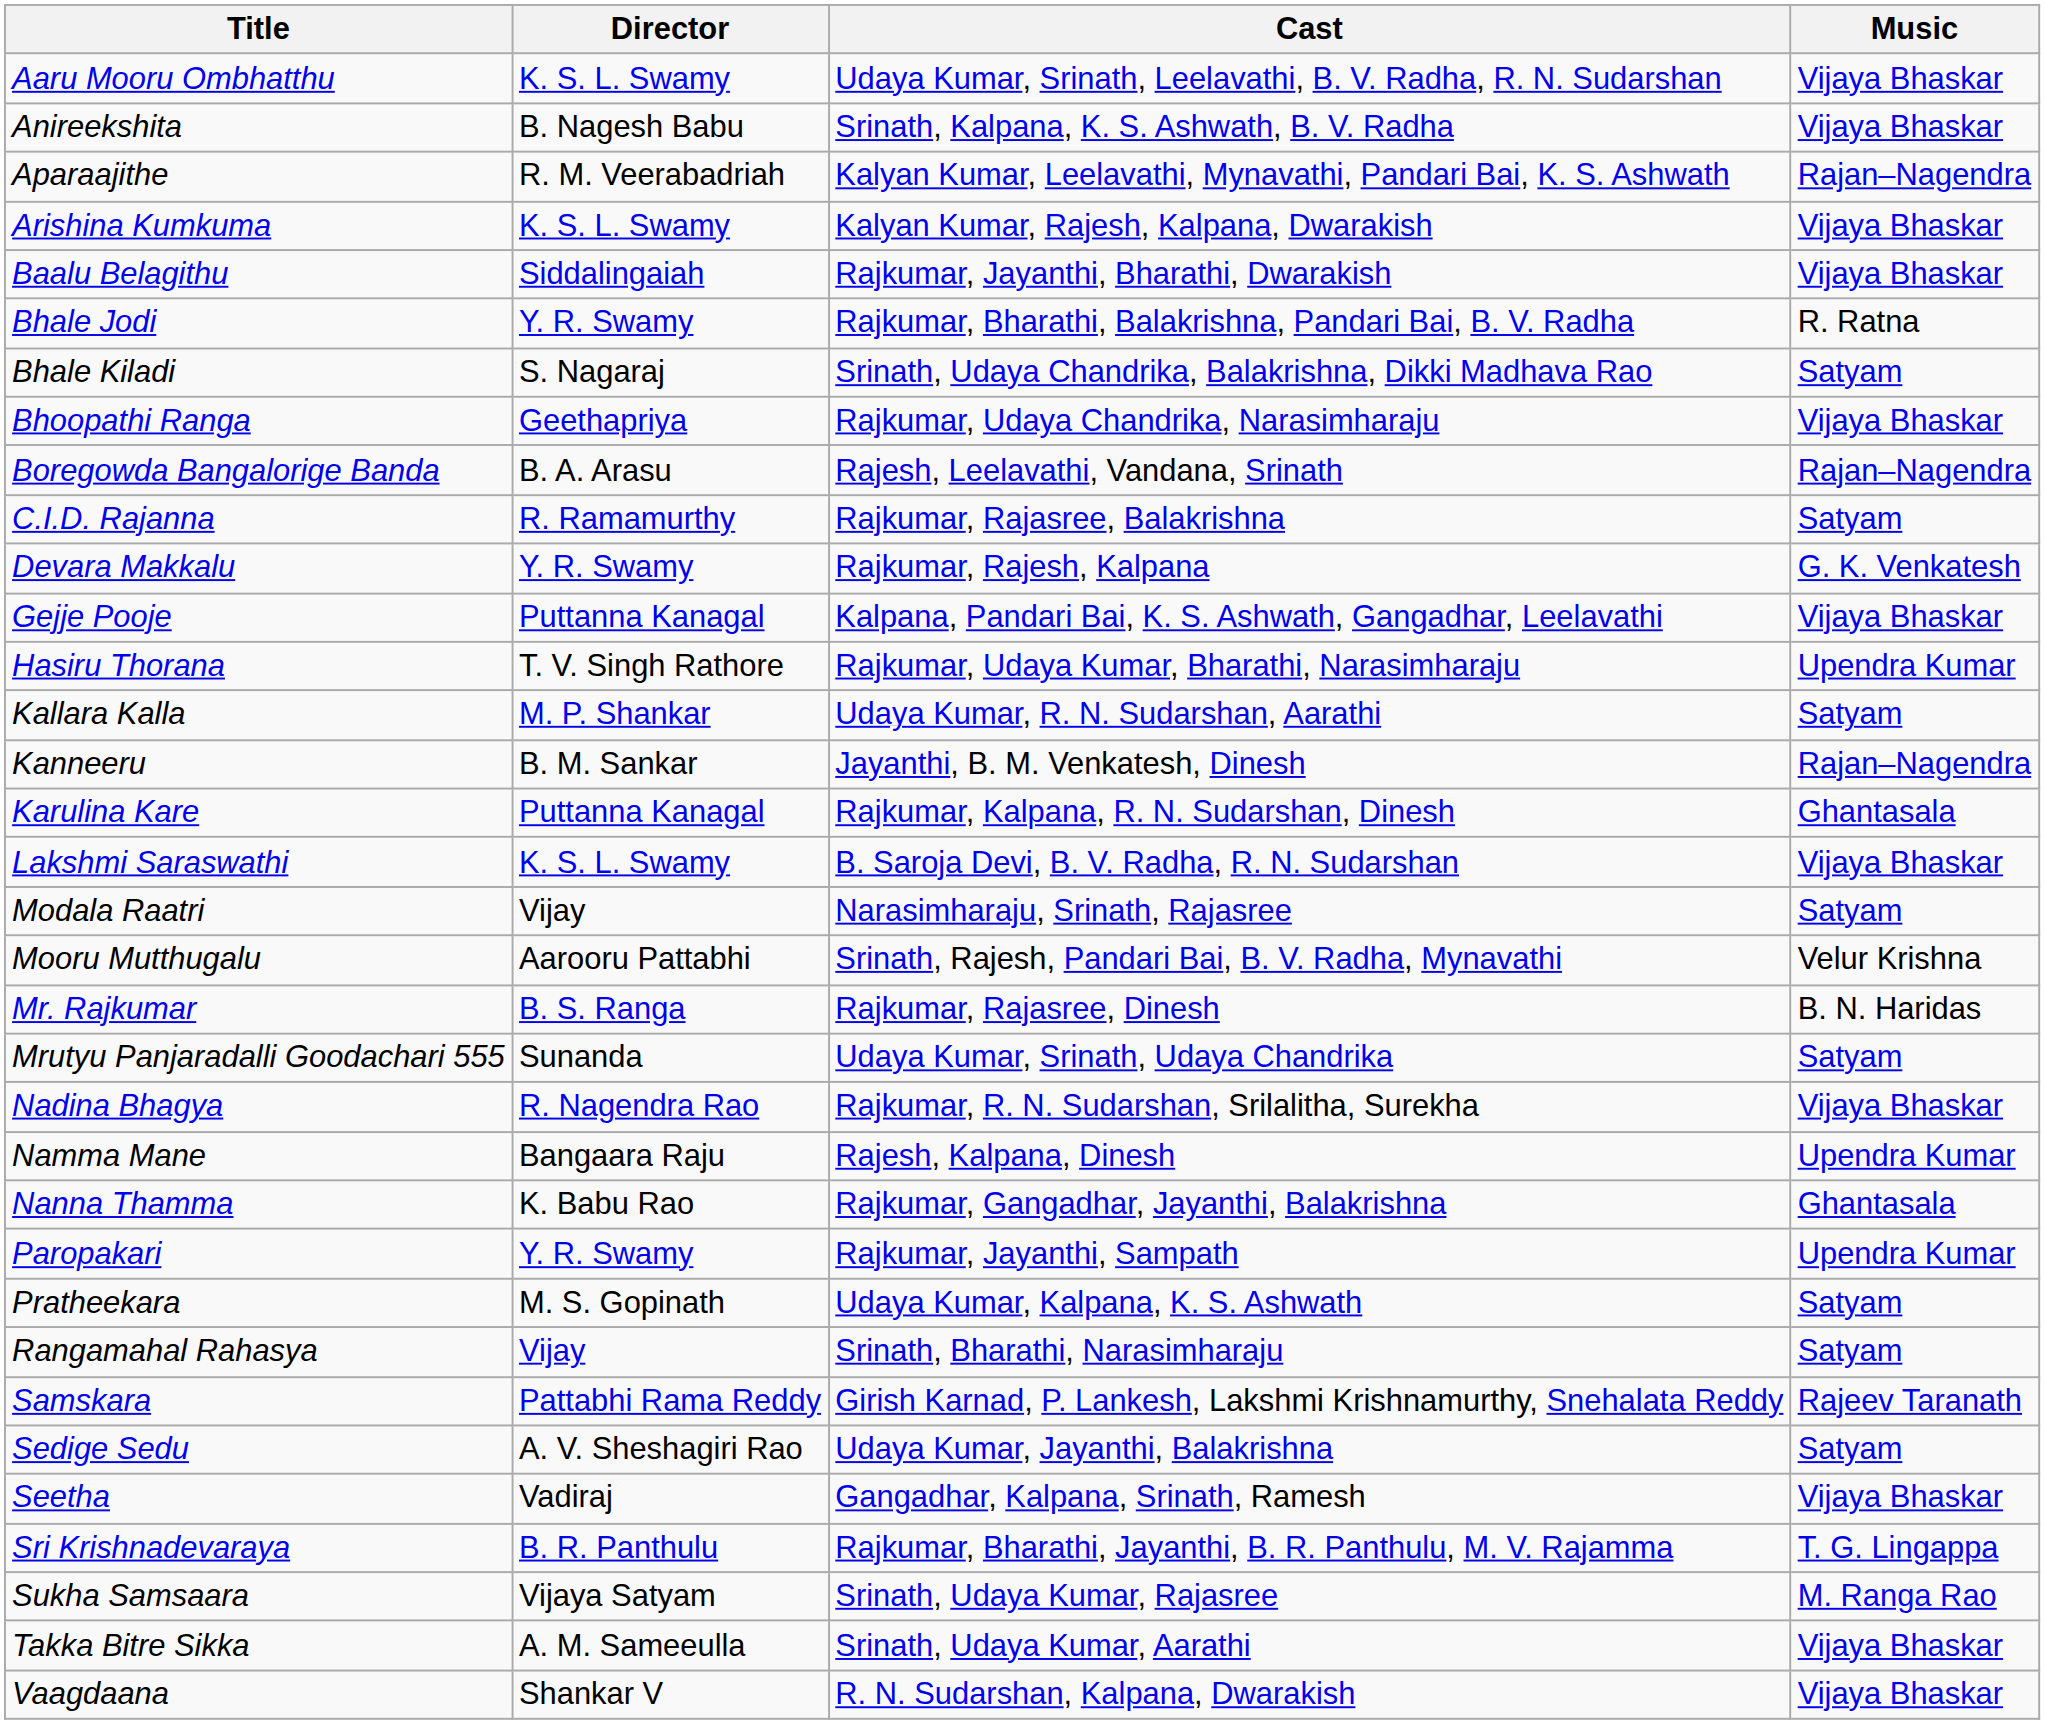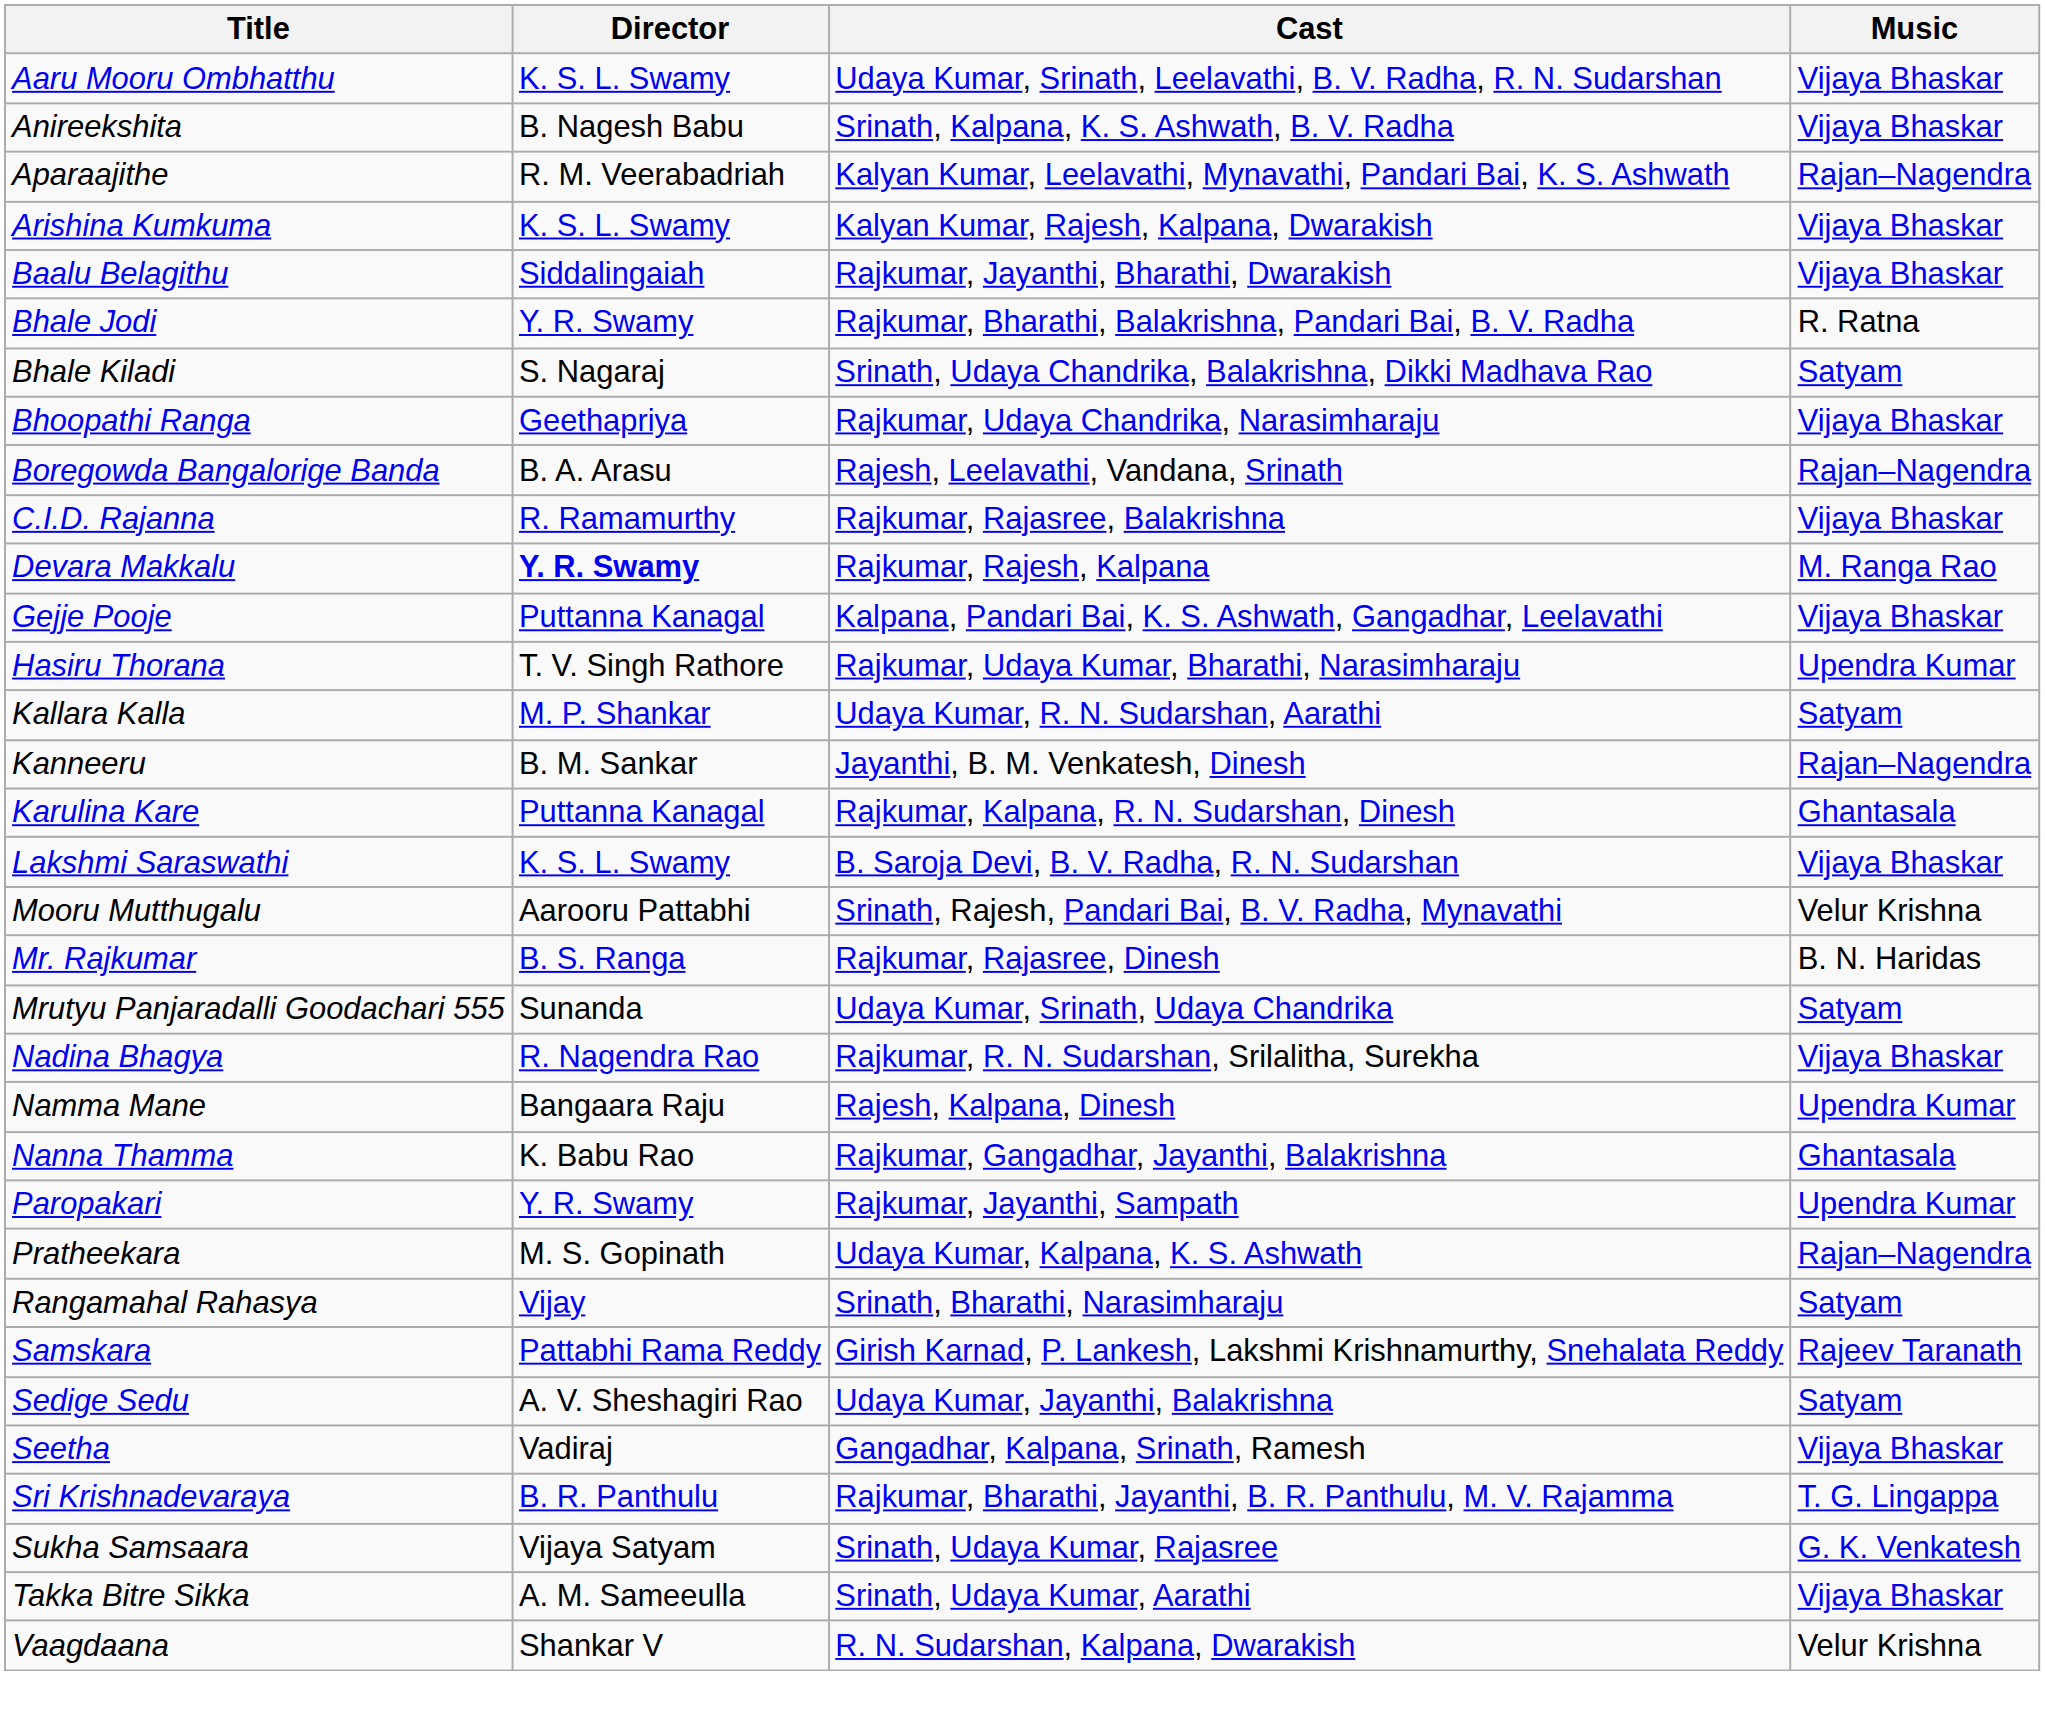(1850, 518) Satyam -> (1900, 518) Vijaya Bhaskar
(606, 567) normal -> (609, 567) bold
(1909, 567) G. K. Venkatesh -> (1897, 567) M. Ranga Rao
- row: (108, 910)
(1850, 1302) Satyam -> (1914, 1253) Rajan–Nagendra
(1897, 1596) M. Ranga Rao -> (1909, 1547) G. K. Venkatesh
(1900, 1694) Vijaya Bhaskar -> (1890, 1645) Velur Krishna
